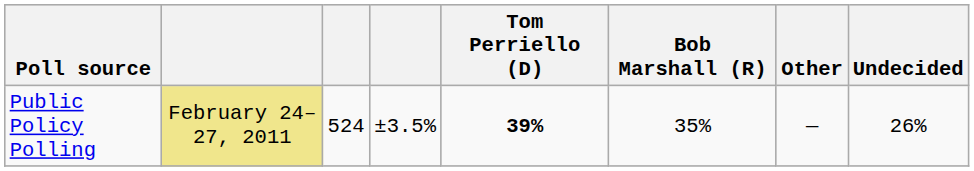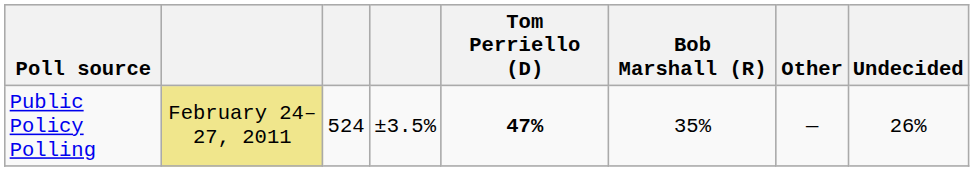(525, 126) 39% -> (525, 126) 47%
